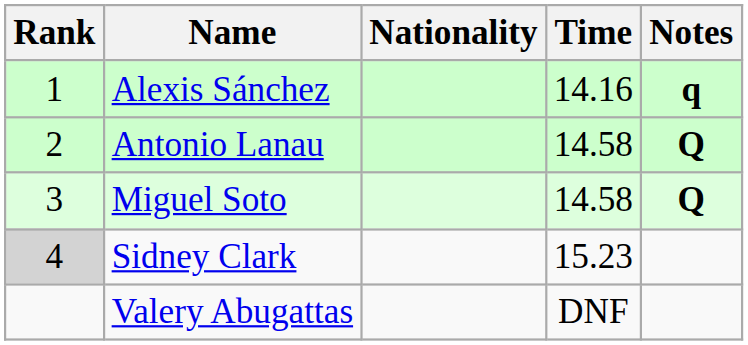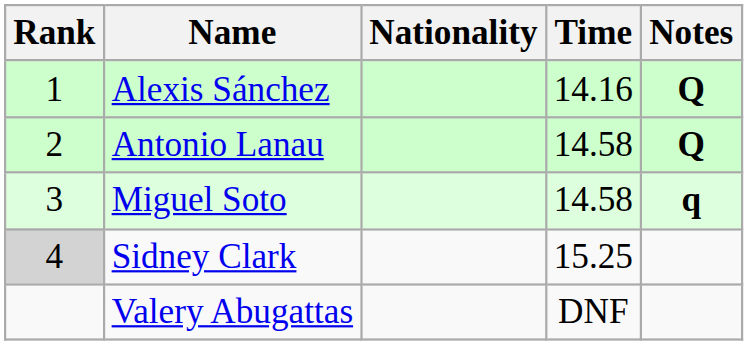(691, 88) q -> (691, 88) Q
(691, 199) Q -> (691, 199) q
(593, 255) 15.23 -> (593, 255) 15.25
